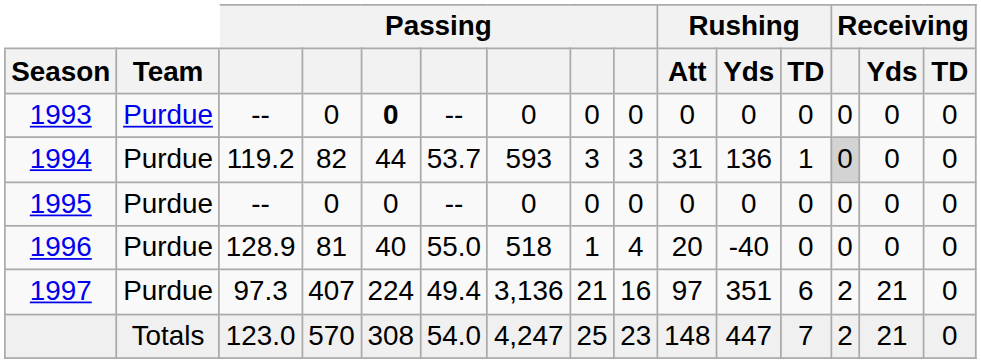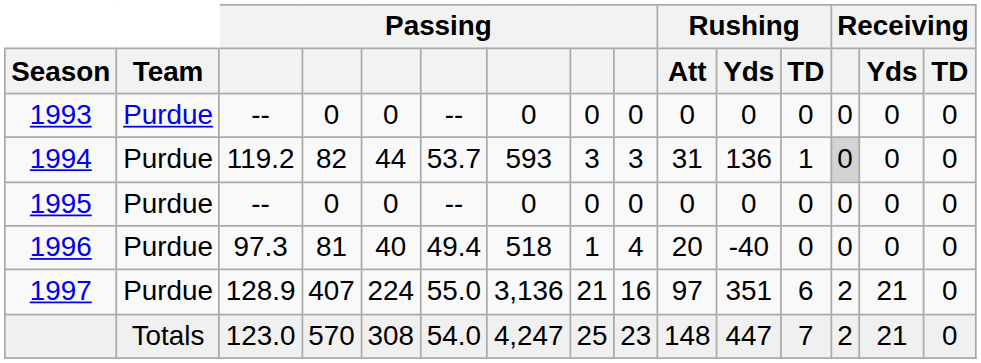(391, 114) bold -> (391, 114) normal
(261, 247) 128.9 -> (261, 247) 97.3
(454, 247) 55.0 -> (454, 247) 49.4
(261, 291) 97.3 -> (261, 291) 128.9
(454, 291) 49.4 -> (454, 291) 55.0
